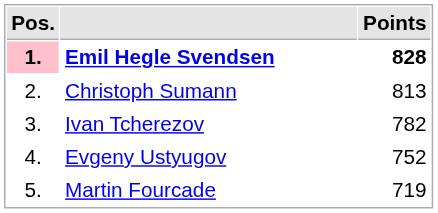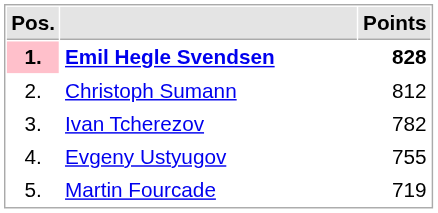(409, 90) 813 -> (409, 90) 812
(409, 157) 752 -> (409, 157) 755
